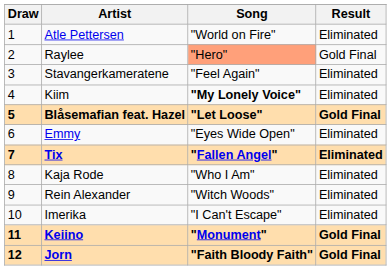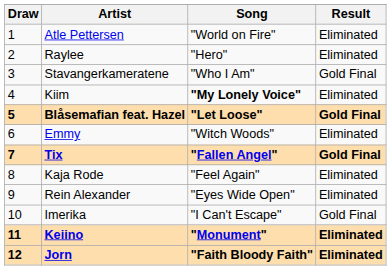(209, 54) lightsalmon background -> (209, 54) no background
(348, 54) Gold Final -> (348, 54) Eliminated
(225, 74) "Feel Again" -> (223, 74) "Who I Am"
(348, 74) Eliminated -> (348, 74) Gold Final
(243, 134) "Eyes Wide Open" -> (232, 134) "Witch Woods"
(351, 154) Eliminated -> (350, 154) Gold Final
(223, 174) "Who I Am" -> (225, 174) "Feel Again"
(232, 194) "Witch Woods" -> (243, 194) "Eyes Wide Open"
(348, 214) Eliminated -> (348, 214) Gold Final
(350, 235) Gold Final -> (351, 235) Eliminated
(350, 255) Gold Final -> (351, 255) Eliminated
